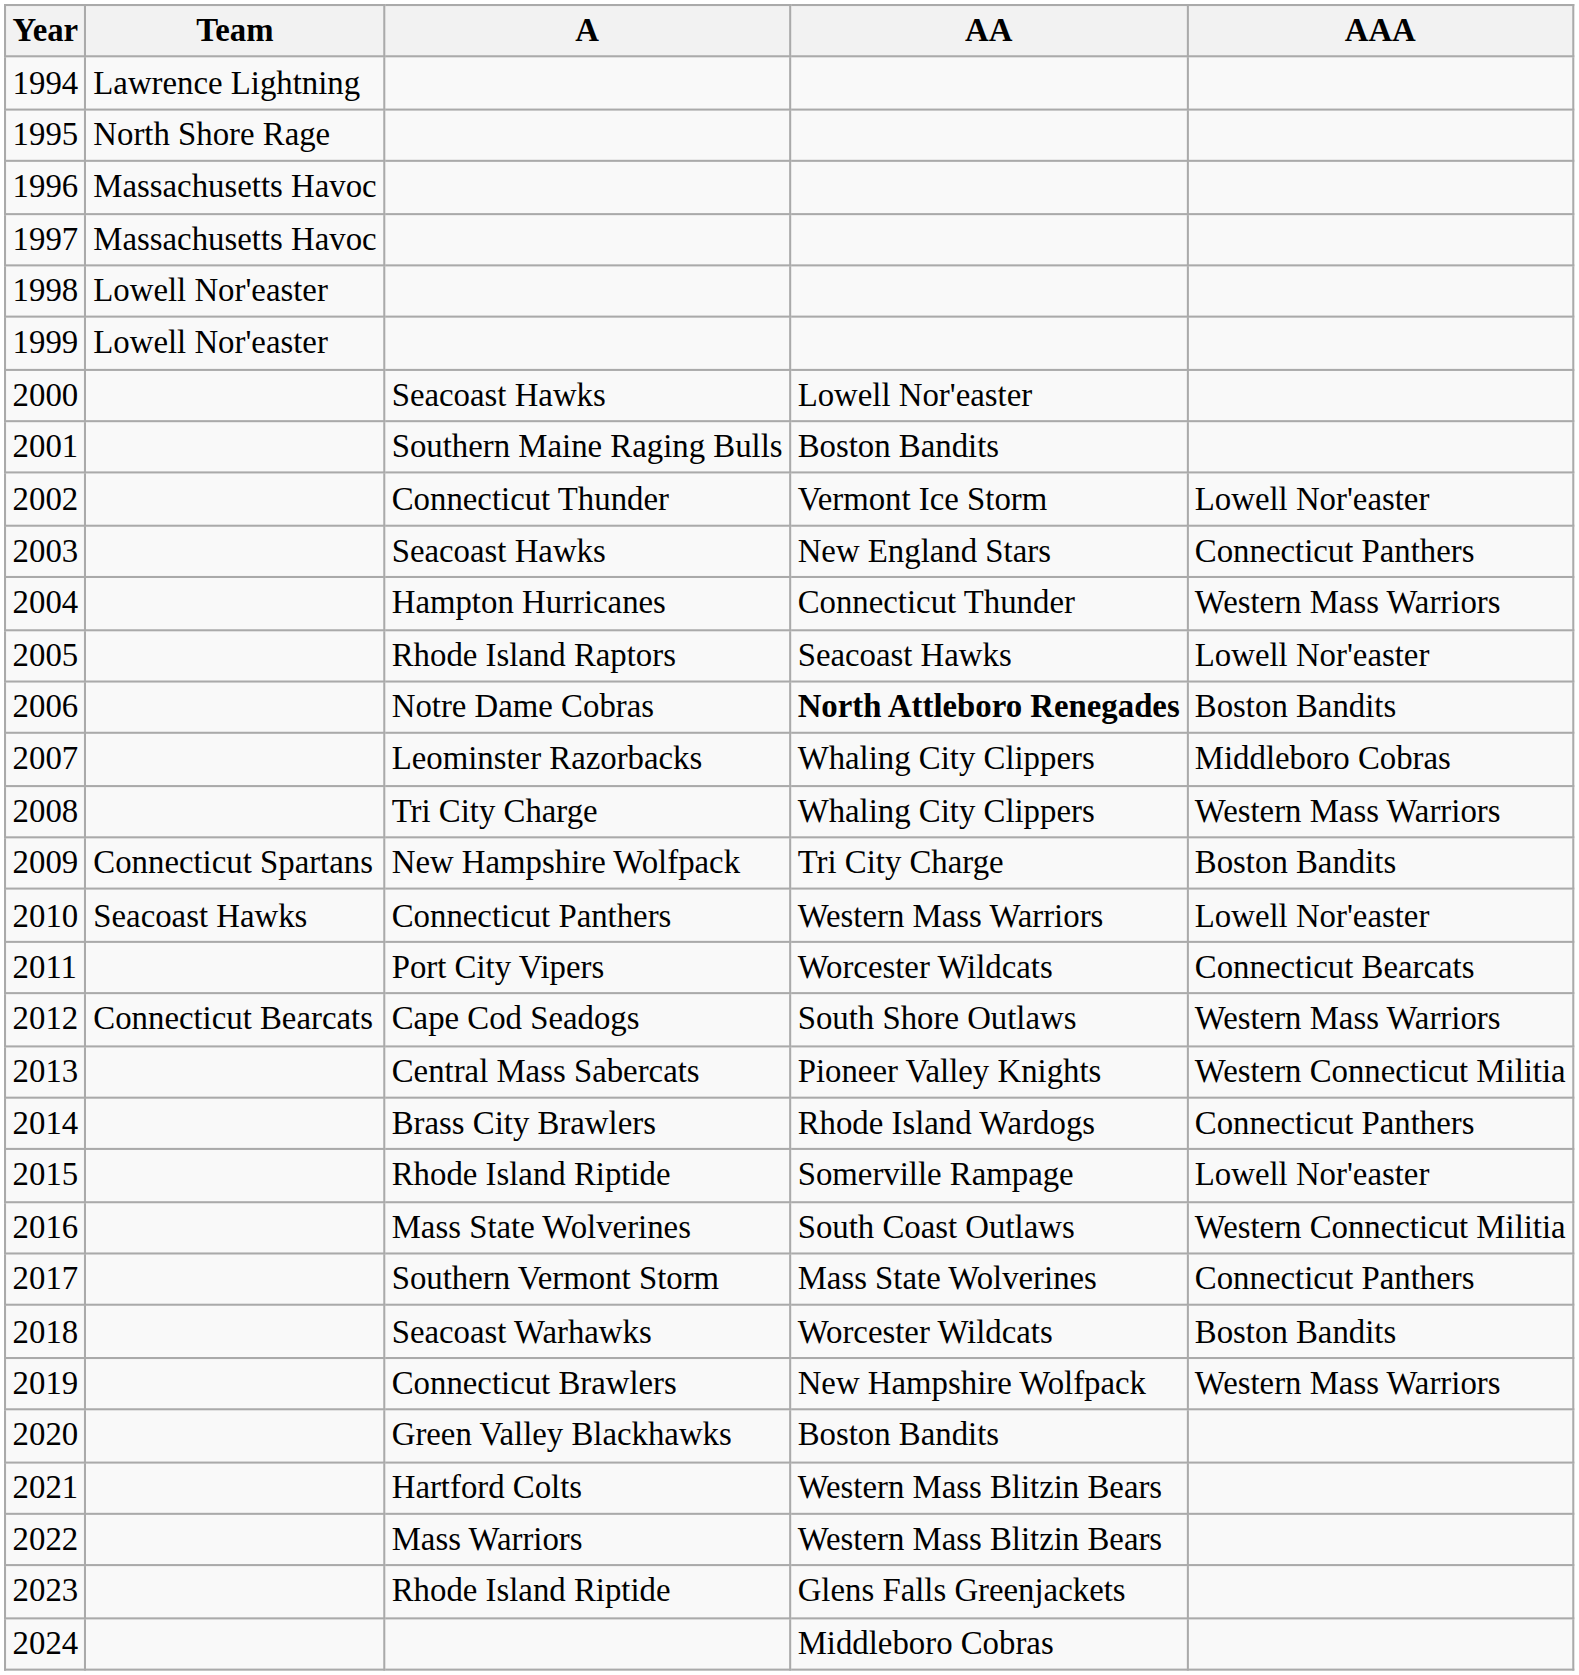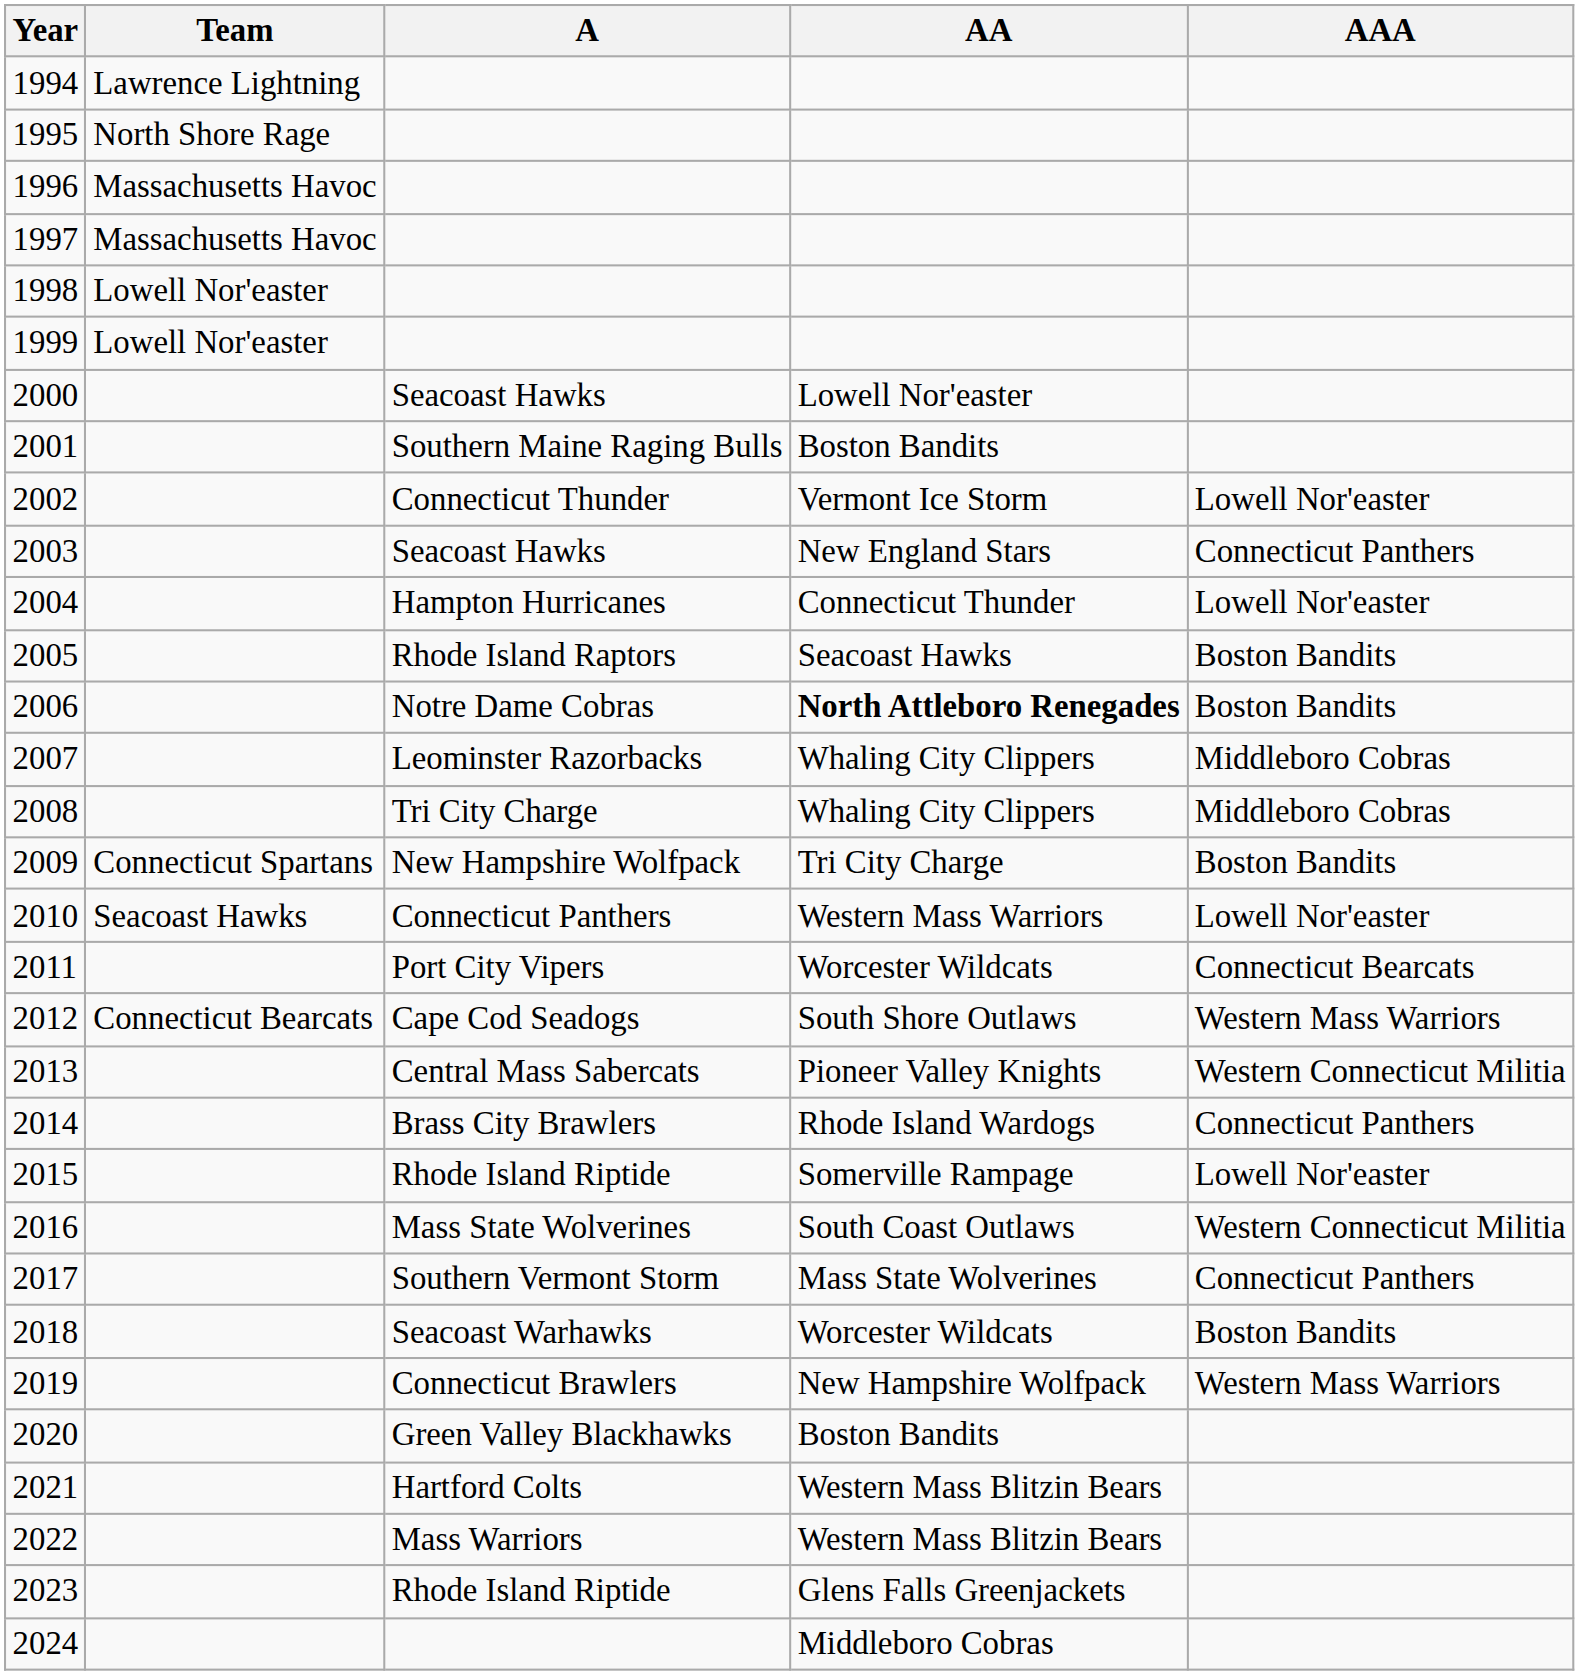(1348, 602) Western Mass Warriors -> (1312, 602) Lowell Nor'easter
(1312, 654) Lowell Nor'easter -> (1296, 654) Boston Bandits
(1348, 810) Western Mass Warriors -> (1323, 810) Middleboro Cobras
